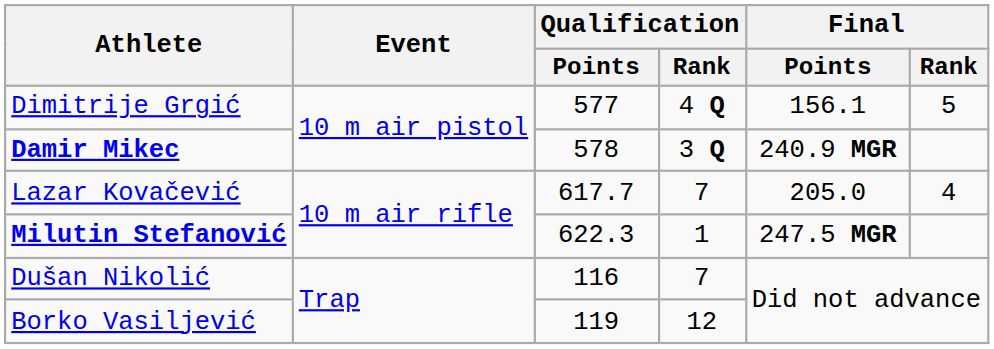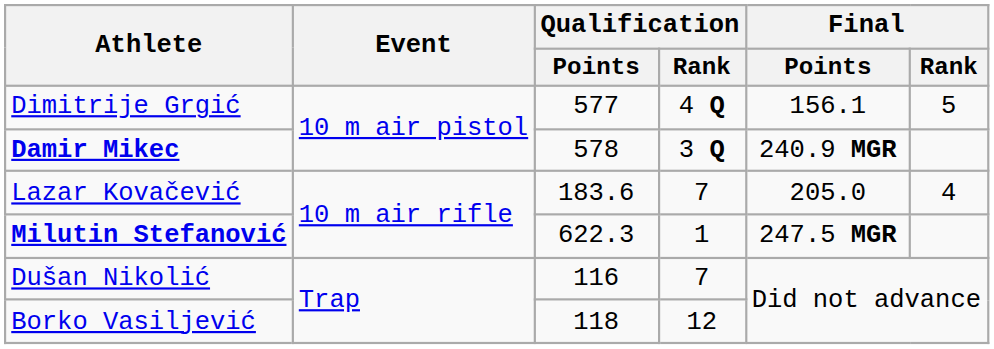(596, 193) 617.7 -> (596, 193) 183.6
(596, 321) 119 -> (596, 321) 118
